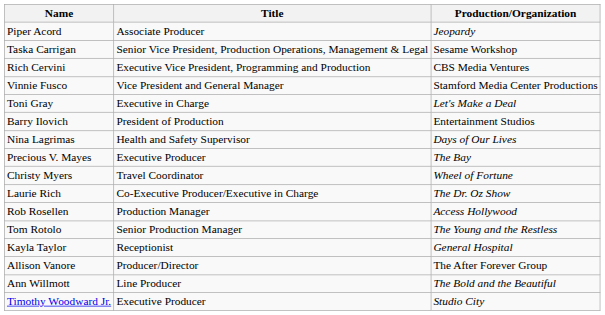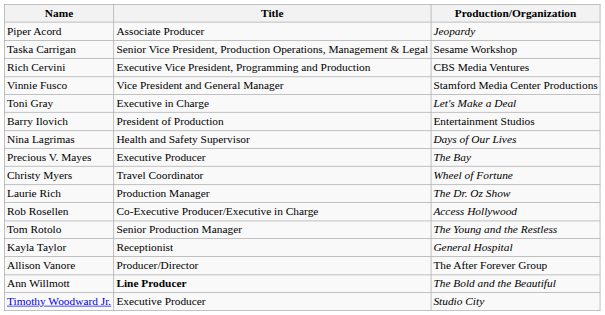(217, 193) Co-Executive Producer/Executive in Charge -> (163, 193) Production Manager
(163, 211) Production Manager -> (217, 211) Co-Executive Producer/Executive in Charge
(149, 283) normal -> (151, 283) bold
